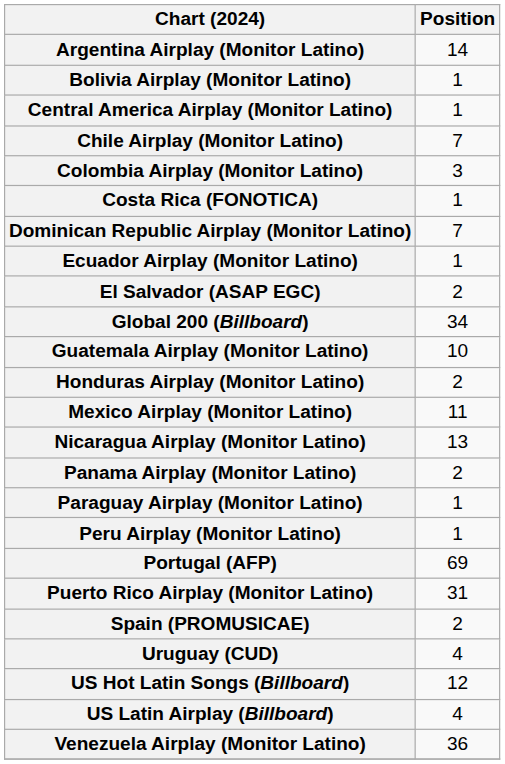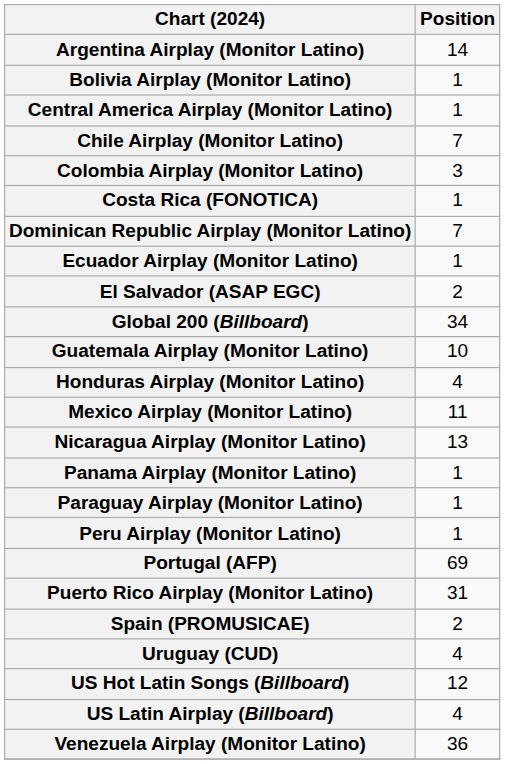(458, 381) 2 -> (458, 381) 4
(458, 472) 2 -> (458, 472) 1
